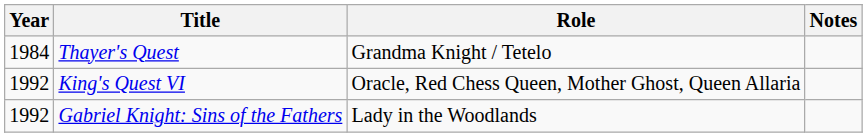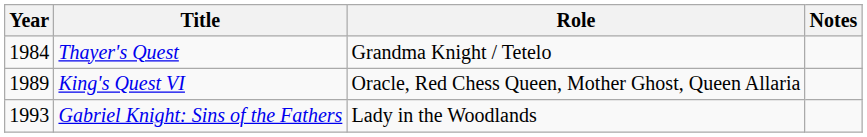(29, 83) 1992 -> (29, 83) 1989
(29, 115) 1992 -> (29, 115) 1993
